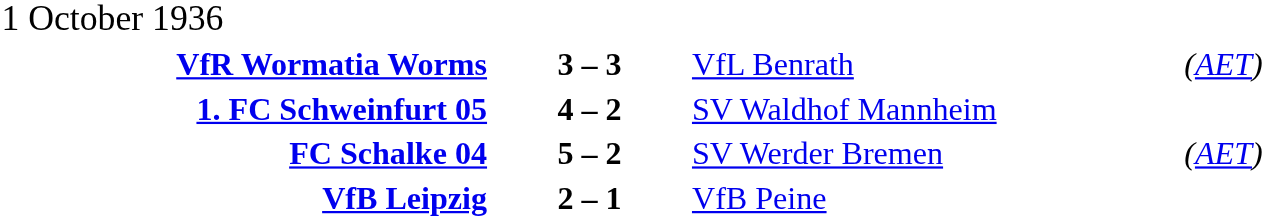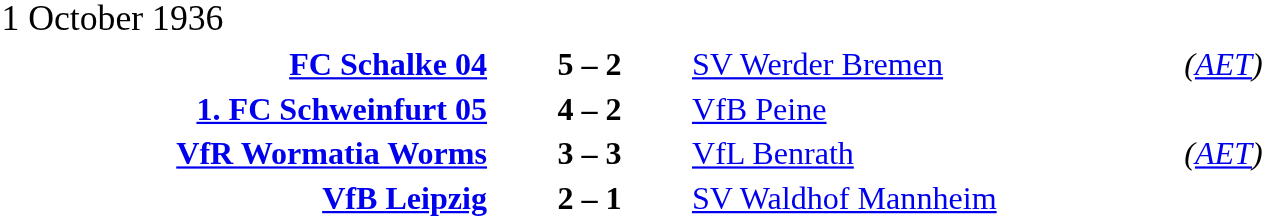rows swapped: (388, 153) <-> (332, 64)
(844, 108) SV Waldhof Mannheim -> (759, 108) VfB Peine
(759, 198) VfB Peine -> (844, 198) SV Waldhof Mannheim
